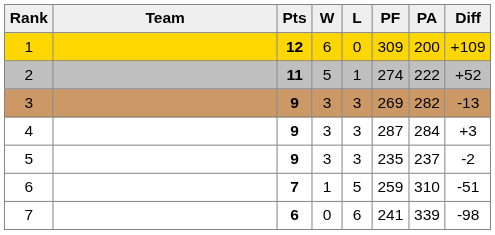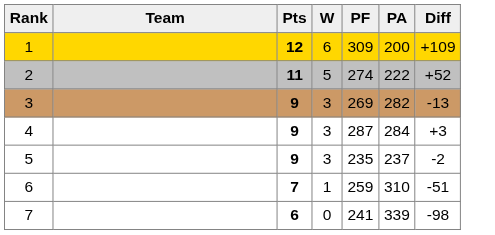- column: (357, 18)
